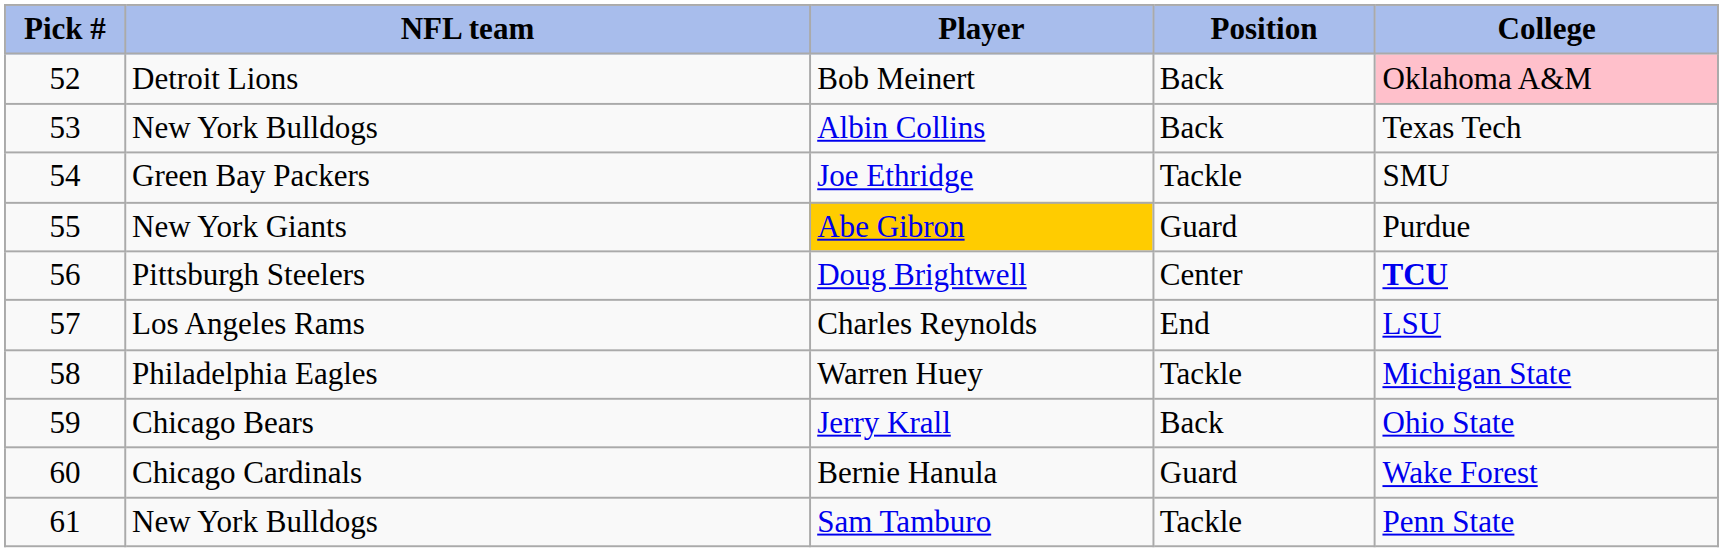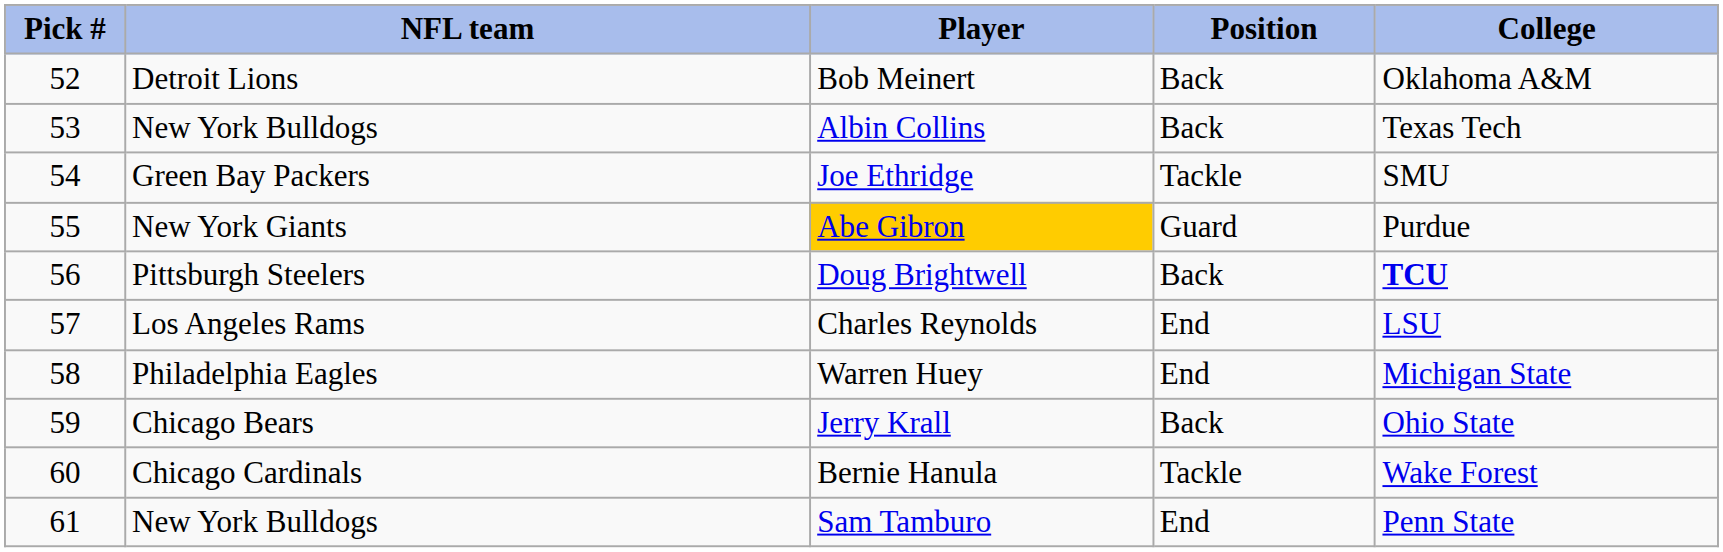(1487, 78) pink background -> (1487, 78) no background
(1201, 275) Center -> (1192, 275) Back
(1201, 373) Tackle -> (1185, 373) End
(1199, 472) Guard -> (1201, 472) Tackle
(1201, 521) Tackle -> (1185, 521) End
